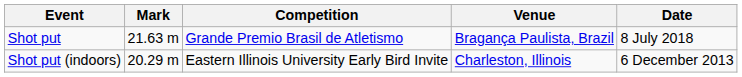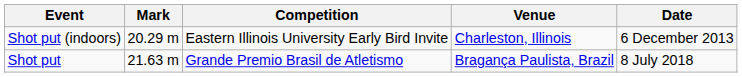rows swapped: (34, 38) <-> (64, 60)
